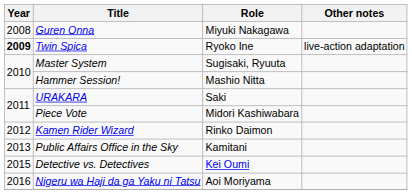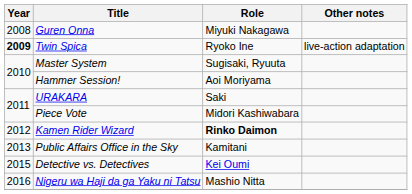(235, 81) Mashio Nitta -> (238, 81) Aoi Moriyama
(239, 131) normal -> (241, 131) bold
(238, 182) Aoi Moriyama -> (235, 182) Mashio Nitta
